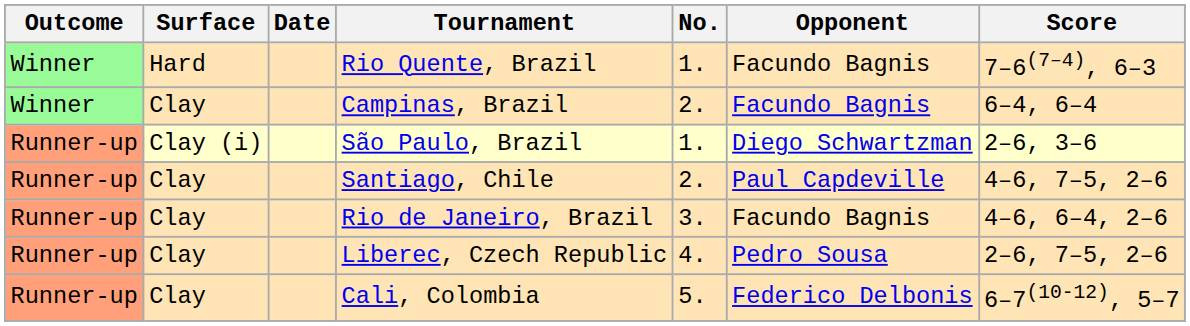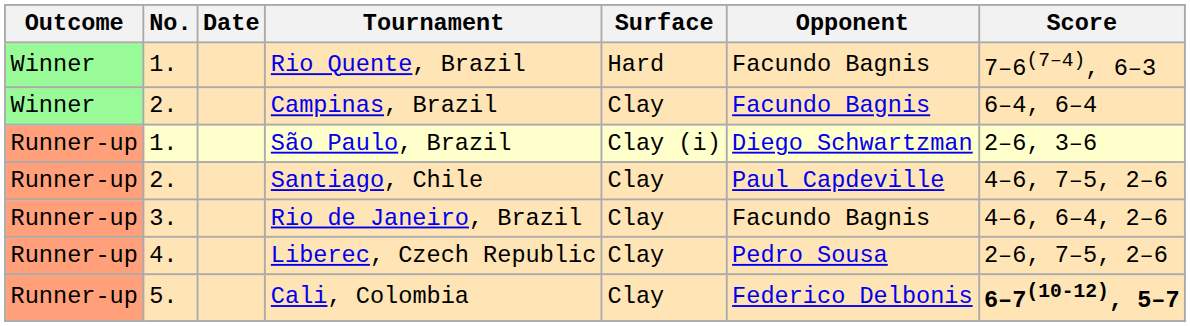columns swapped: (700, 23) <-> (206, 23)
(1082, 297) normal -> (1082, 297) bold
